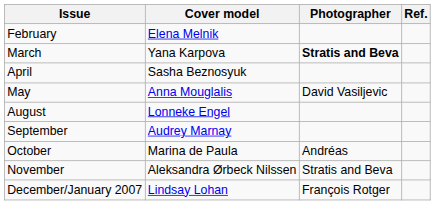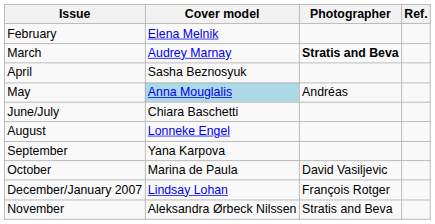(186, 53) Yana Karpova -> (190, 53) Audrey Marnay
(190, 92) no background -> (190, 92) lightblue background
(345, 92) David Vasiljevic -> (325, 92) Andréas
+ row: (33, 111)
(190, 131) Audrey Marnay -> (186, 151) Yana Karpova
(325, 151) Andréas -> (345, 170) David Vasiljevic
rows swapped: (36, 170) <-> (75, 190)
